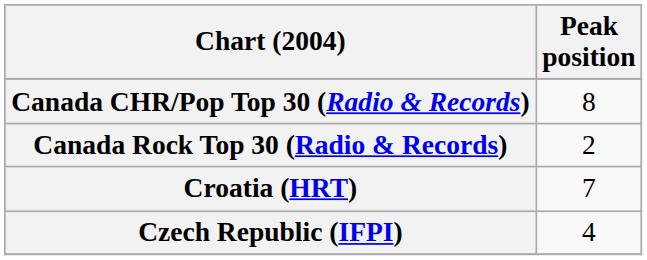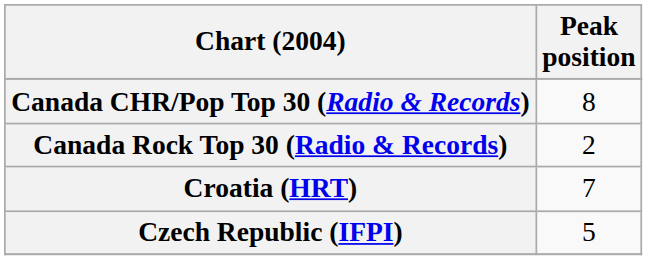(589, 231) 4 -> (589, 231) 5
